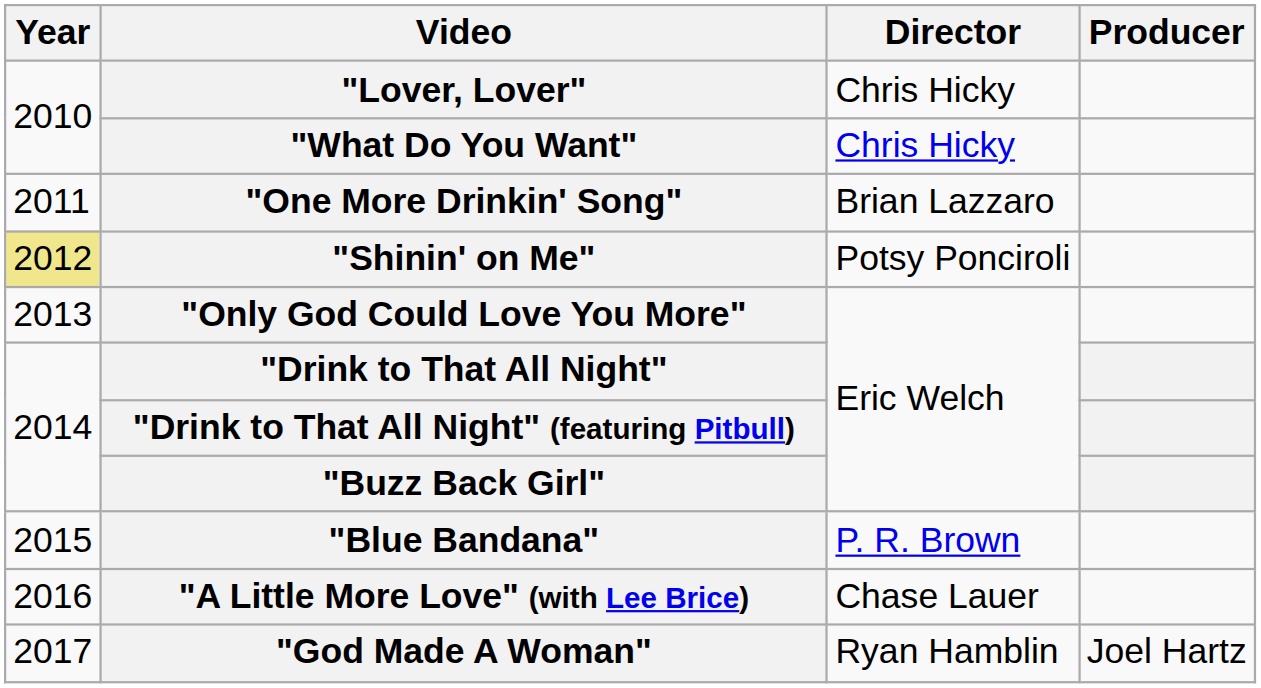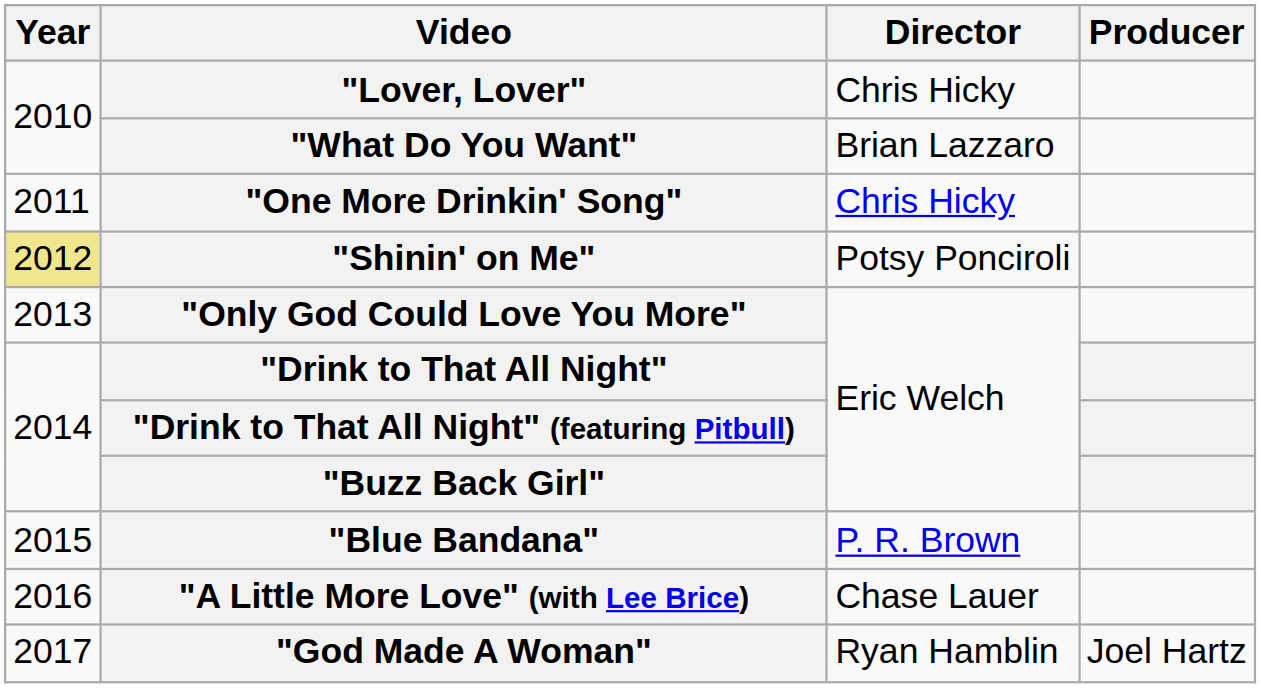(925, 145) Chris Hicky -> (945, 145) Brian Lazzaro
(945, 201) Brian Lazzaro -> (925, 201) Chris Hicky
